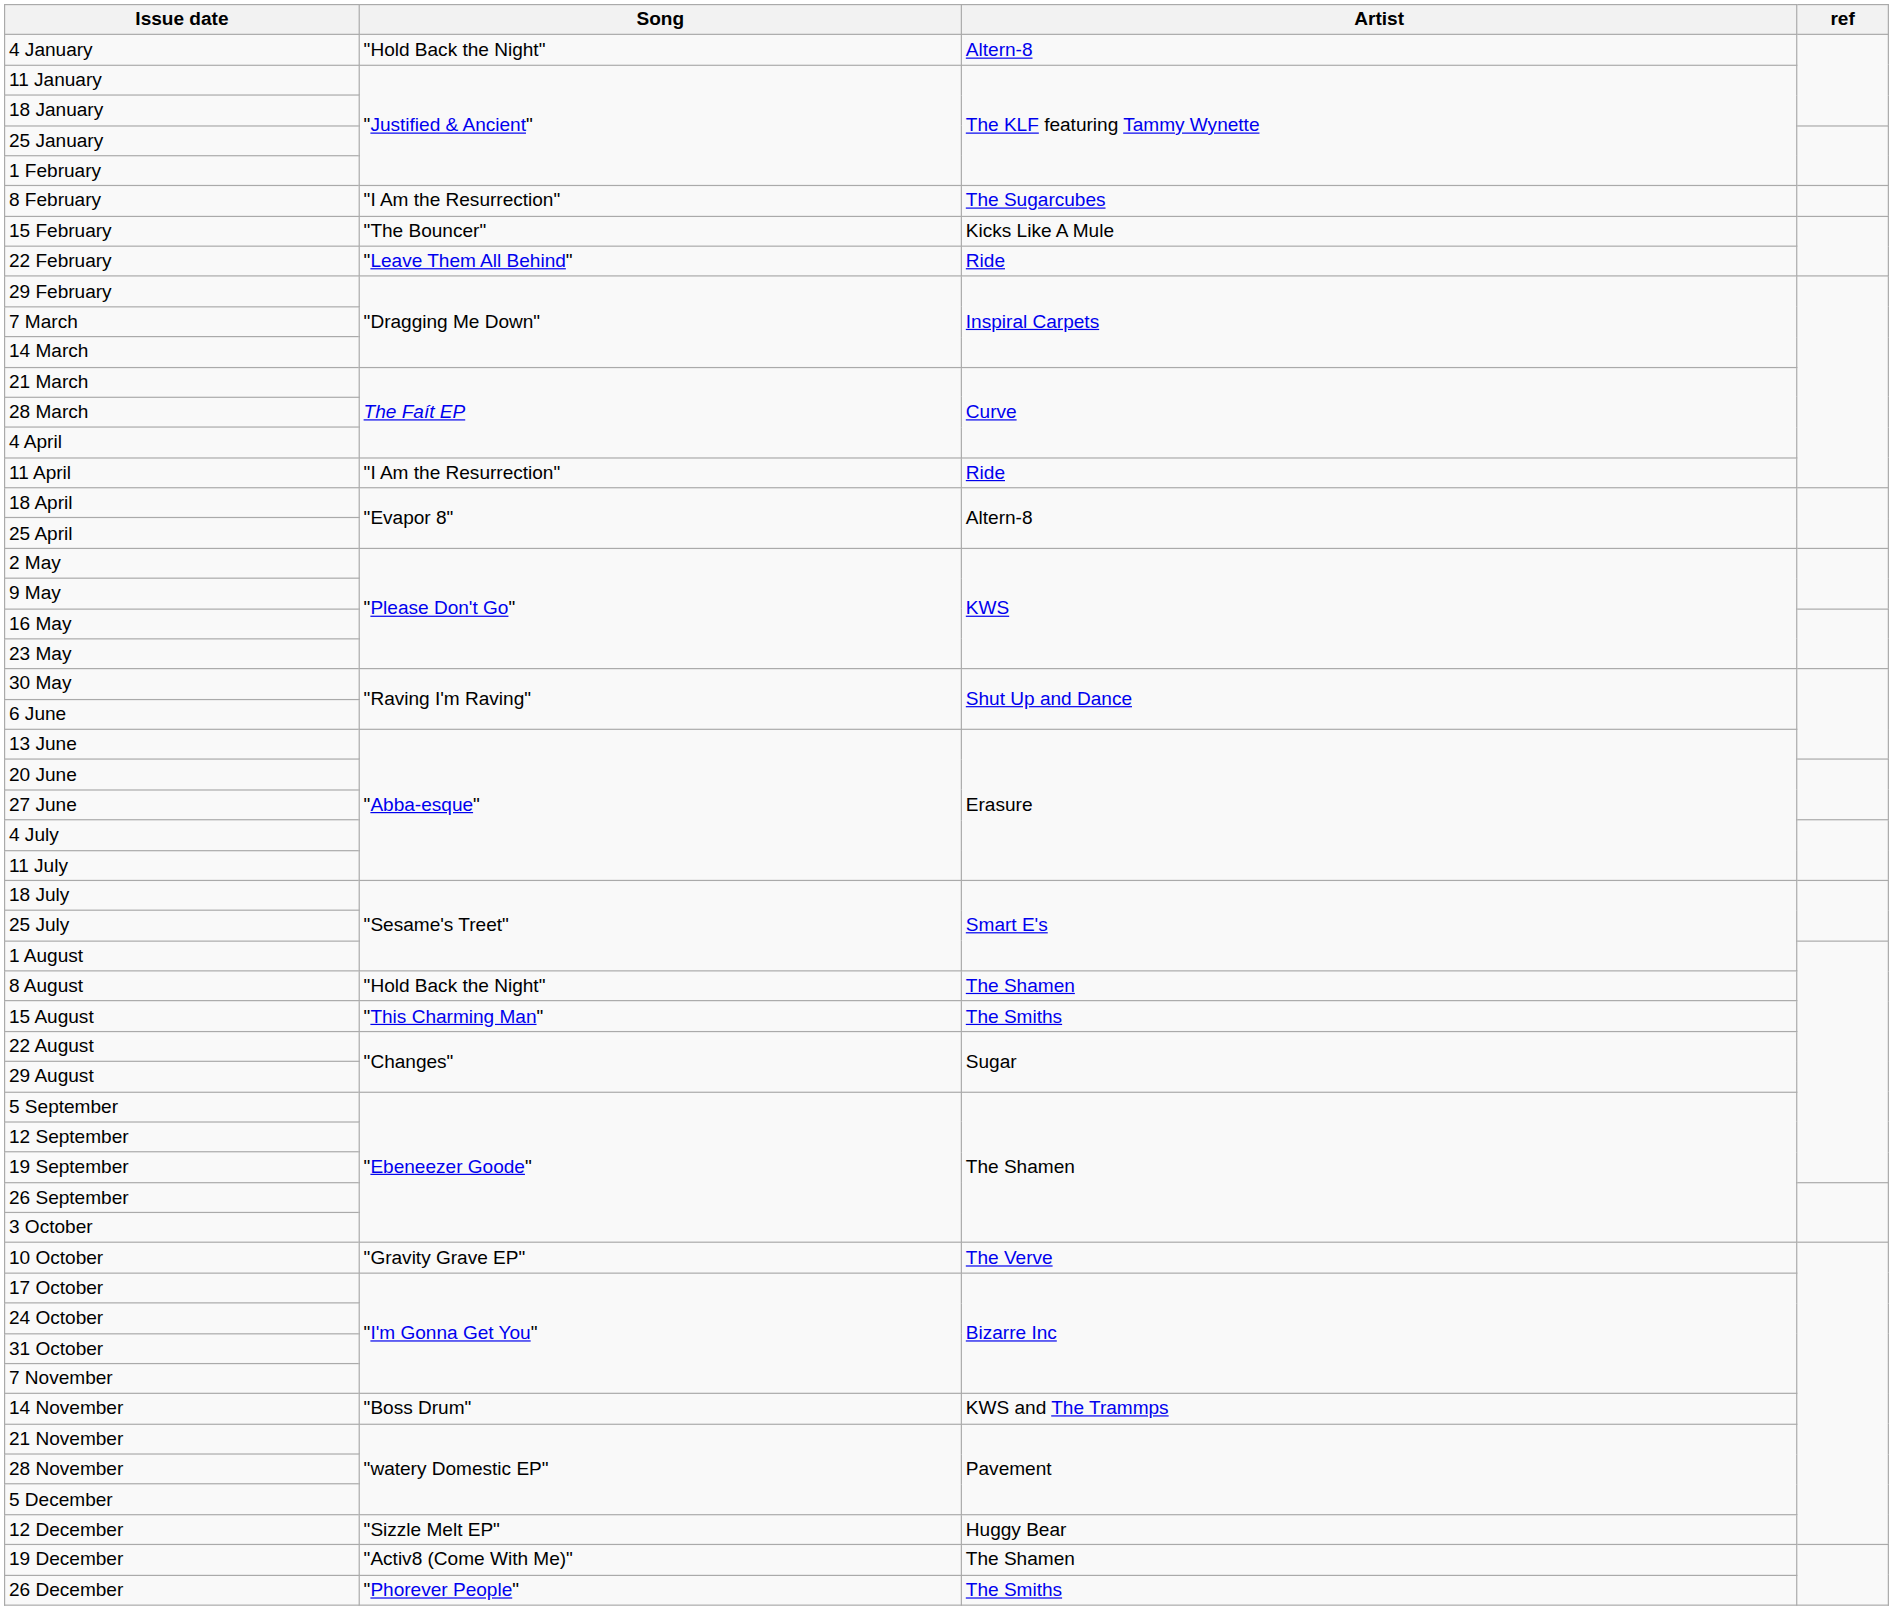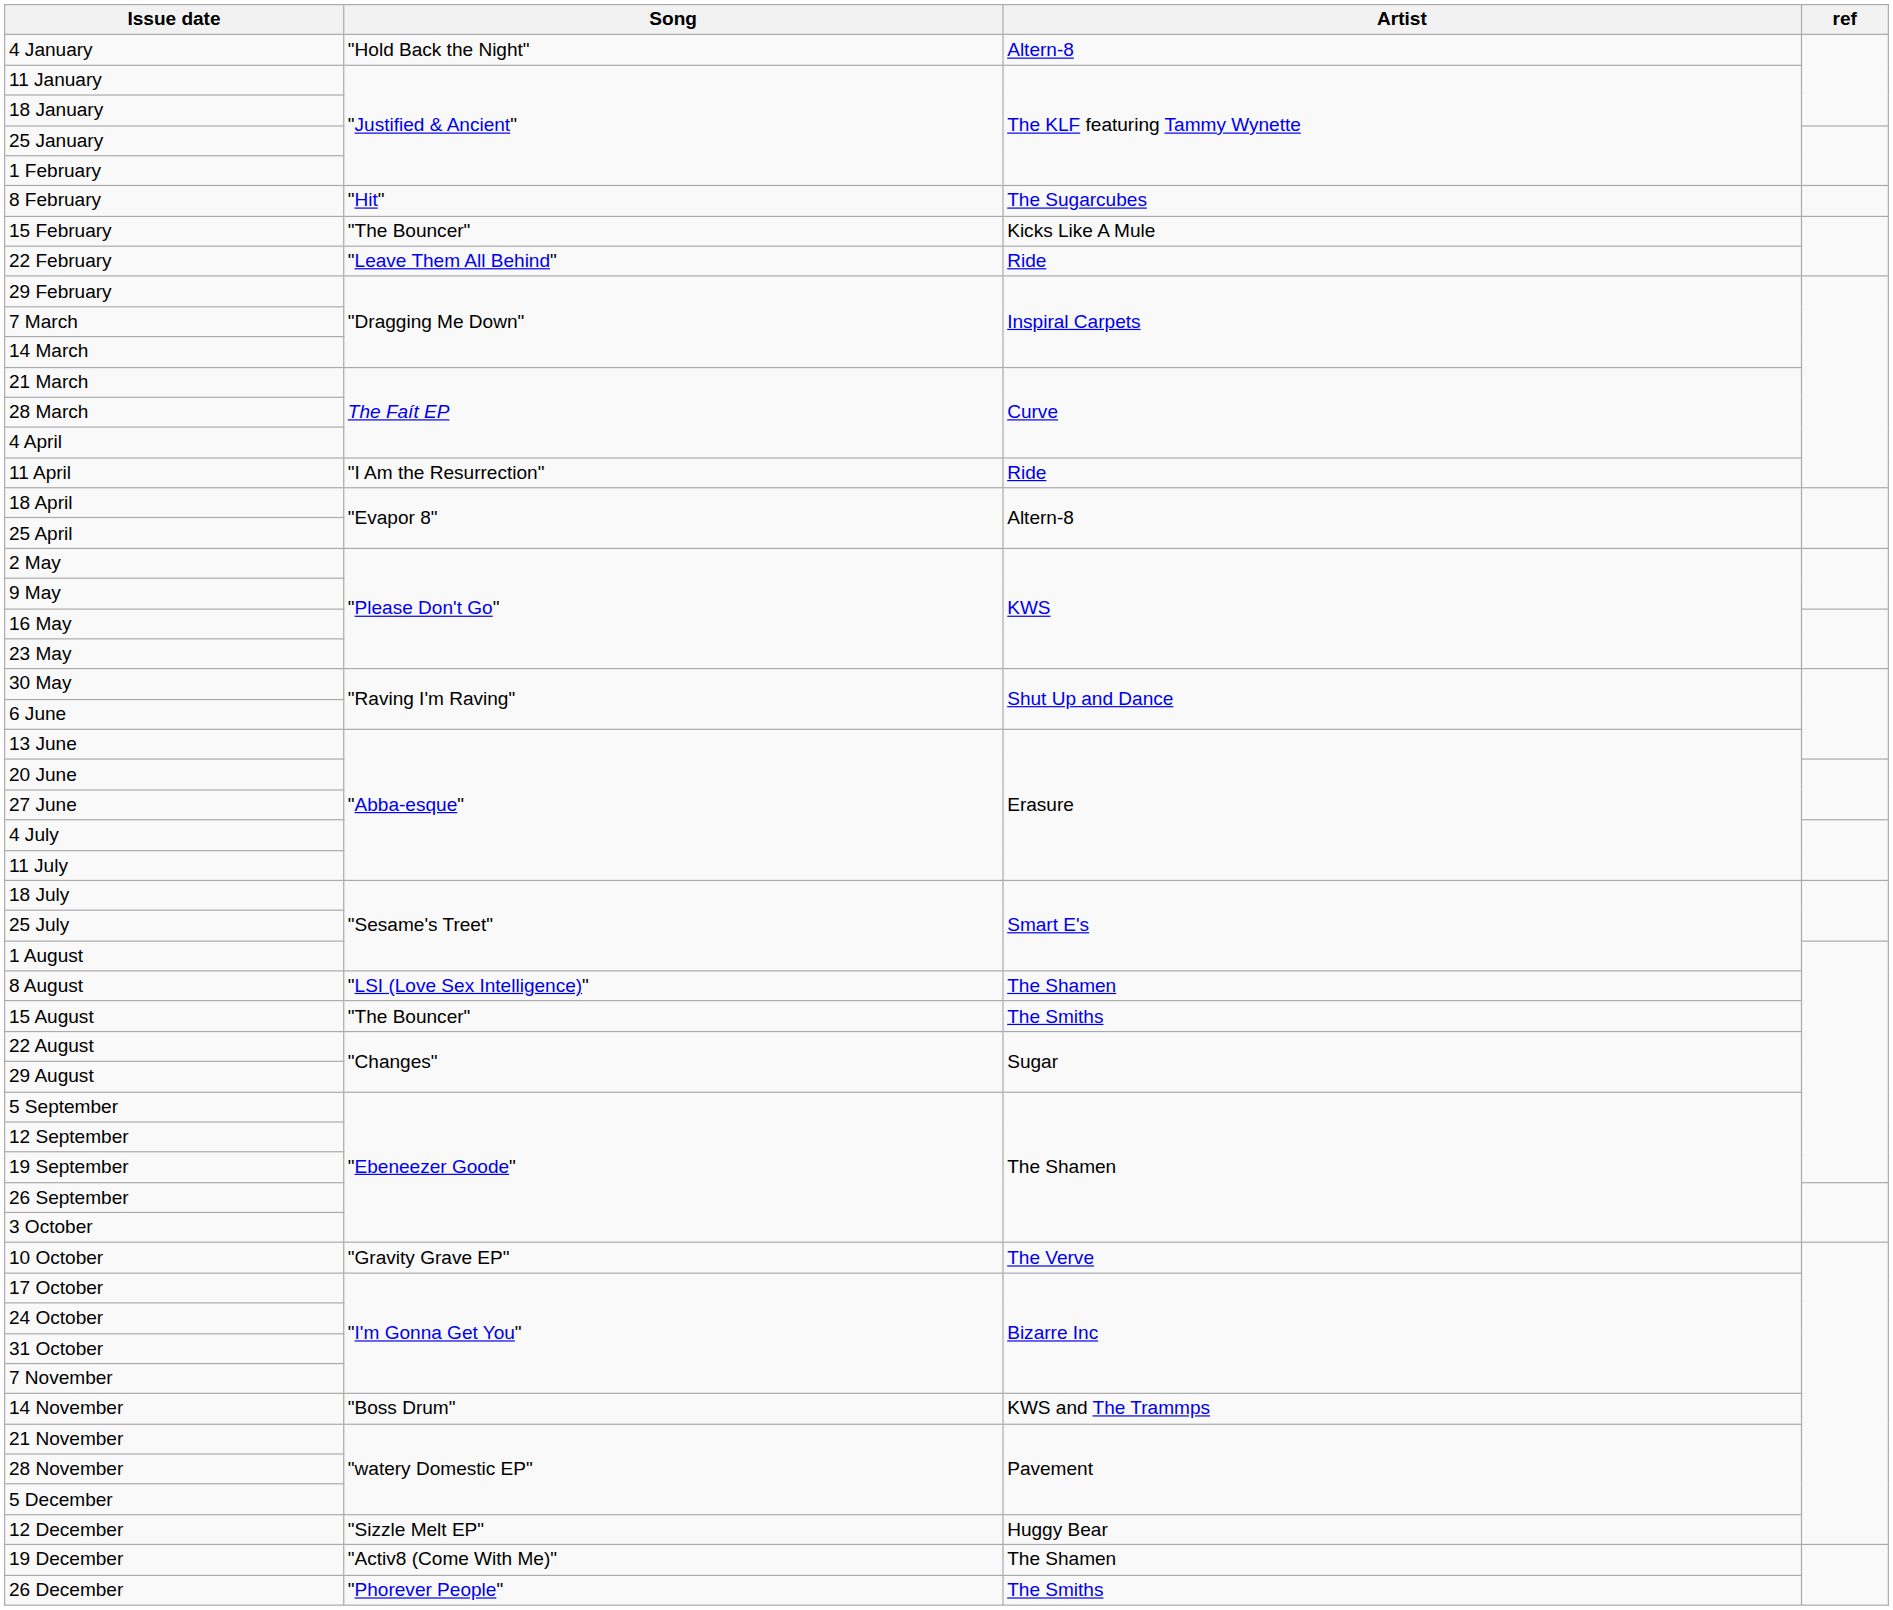(462, 200) "I Am the Resurrection" -> (366, 200) "Hit"
(455, 985) "Hold Back the Night" -> (468, 985) "LSI (Love Sex Intelligence)"
(453, 1016) "This Charming Man" -> (409, 1016) "The Bouncer"
